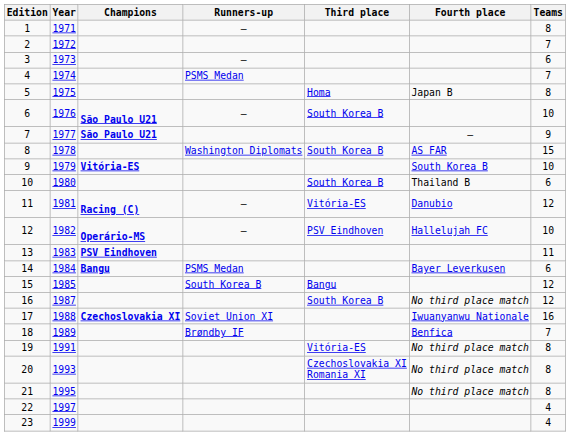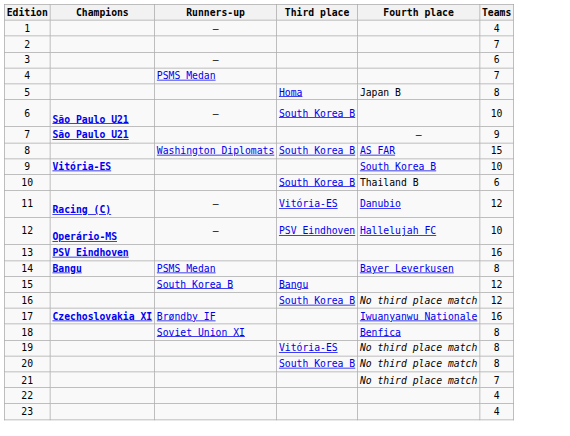- column: (64, 12)
(548, 28) 8 -> (497, 28) 4
(548, 253) 11 -> (497, 253) 16
(548, 269) 6 -> (497, 269) 8
(229, 316) Soviet Union XI -> (186, 316) Brøndby IF
(214, 332) Brøndby IF -> (201, 332) Soviet Union XI
(548, 332) 7 -> (497, 332) 8
(357, 370) Czechoslovakia XI Romania XI -> (317, 364) South Korea B
(548, 391) 8 -> (497, 380) 7
